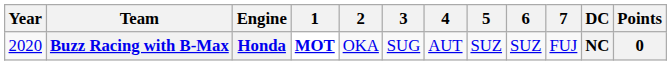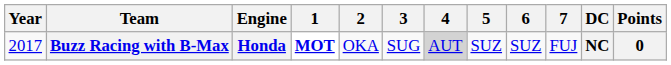(25, 45) 2020 -> (25, 45) 2017
(445, 45) no background -> (445, 45) lightgrey background
